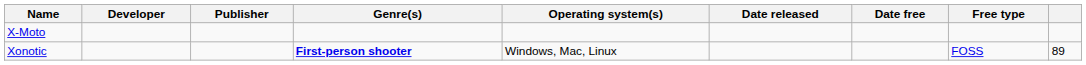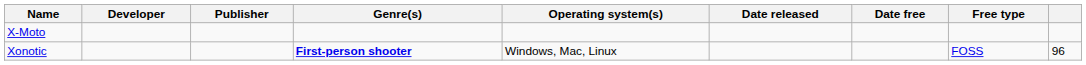(1058, 51) 89 -> (1058, 51) 96
